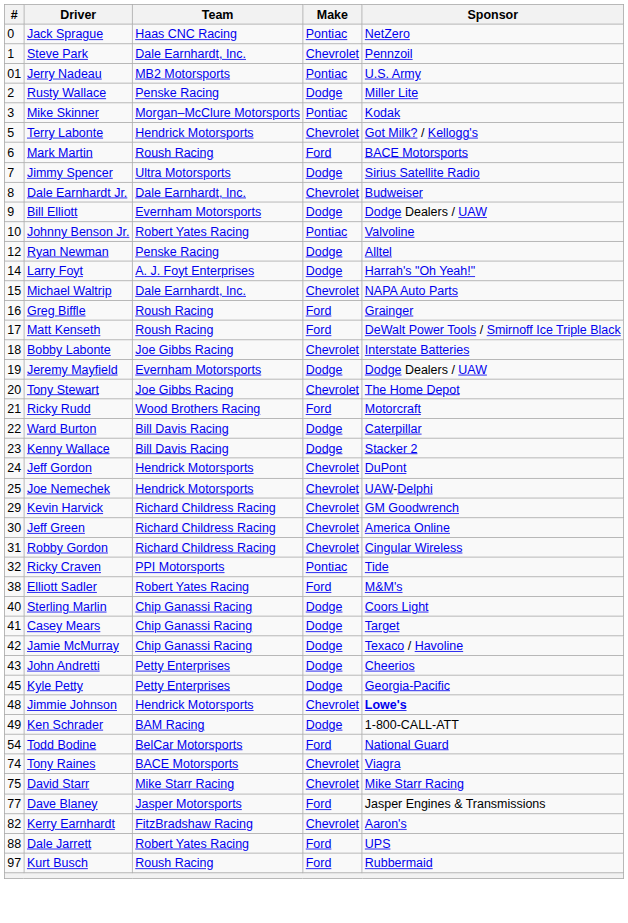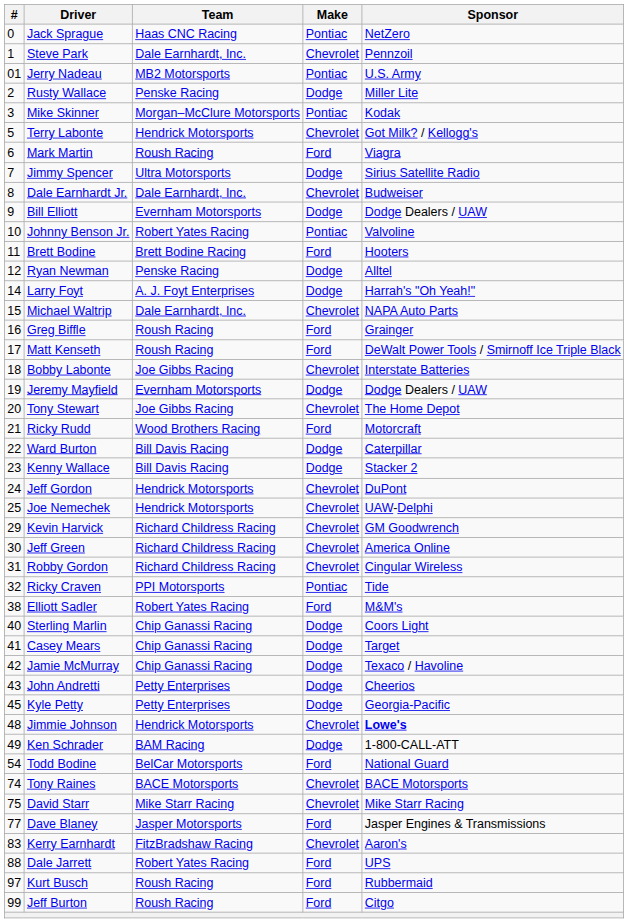(416, 153) BACE Motorsports -> (383, 153) Viagra
+ row: (61, 251)
(383, 764) Viagra -> (416, 784) BACE Motorsports
(14, 823) 82 -> (14, 843) 83
+ row: (57, 902)
